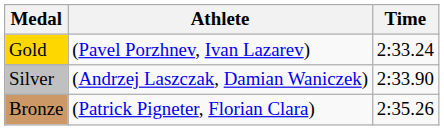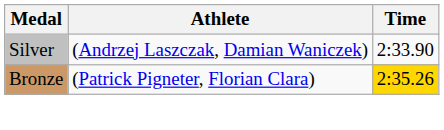- row: (28, 49)
(405, 109) no background -> (405, 79) gold background
